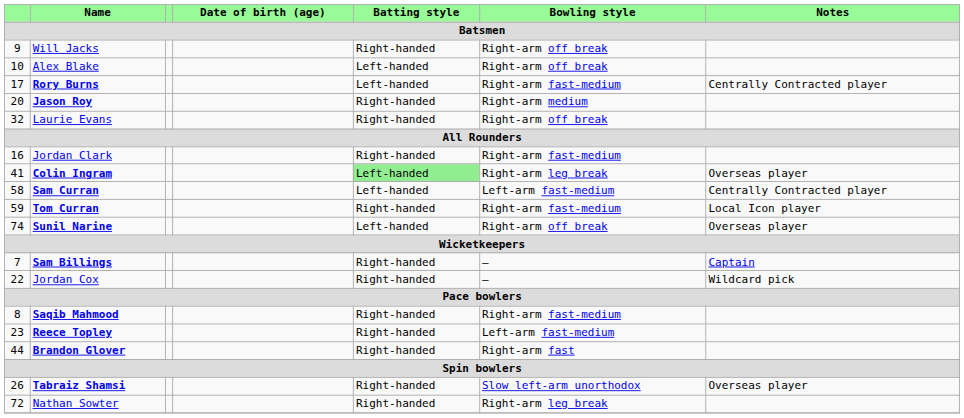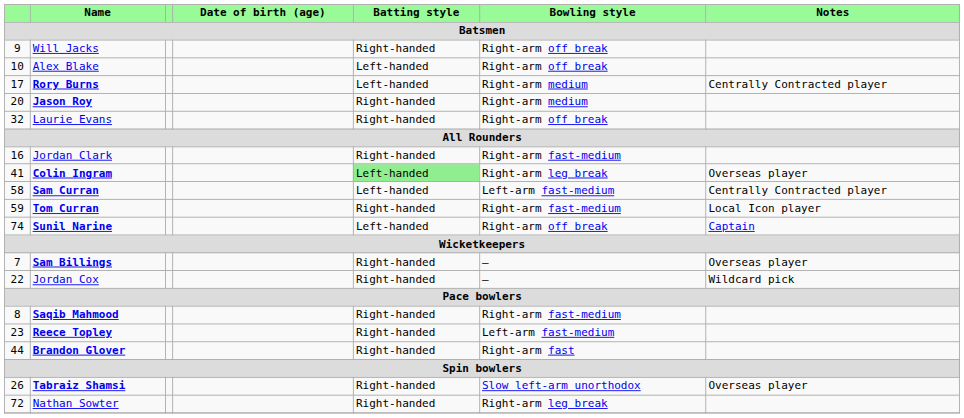(551, 85) Right-arm fast-medium -> (535, 85) Right-arm medium
(758, 227) Overseas player -> (732, 227) Captain
(732, 262) Captain -> (758, 262) Overseas player
